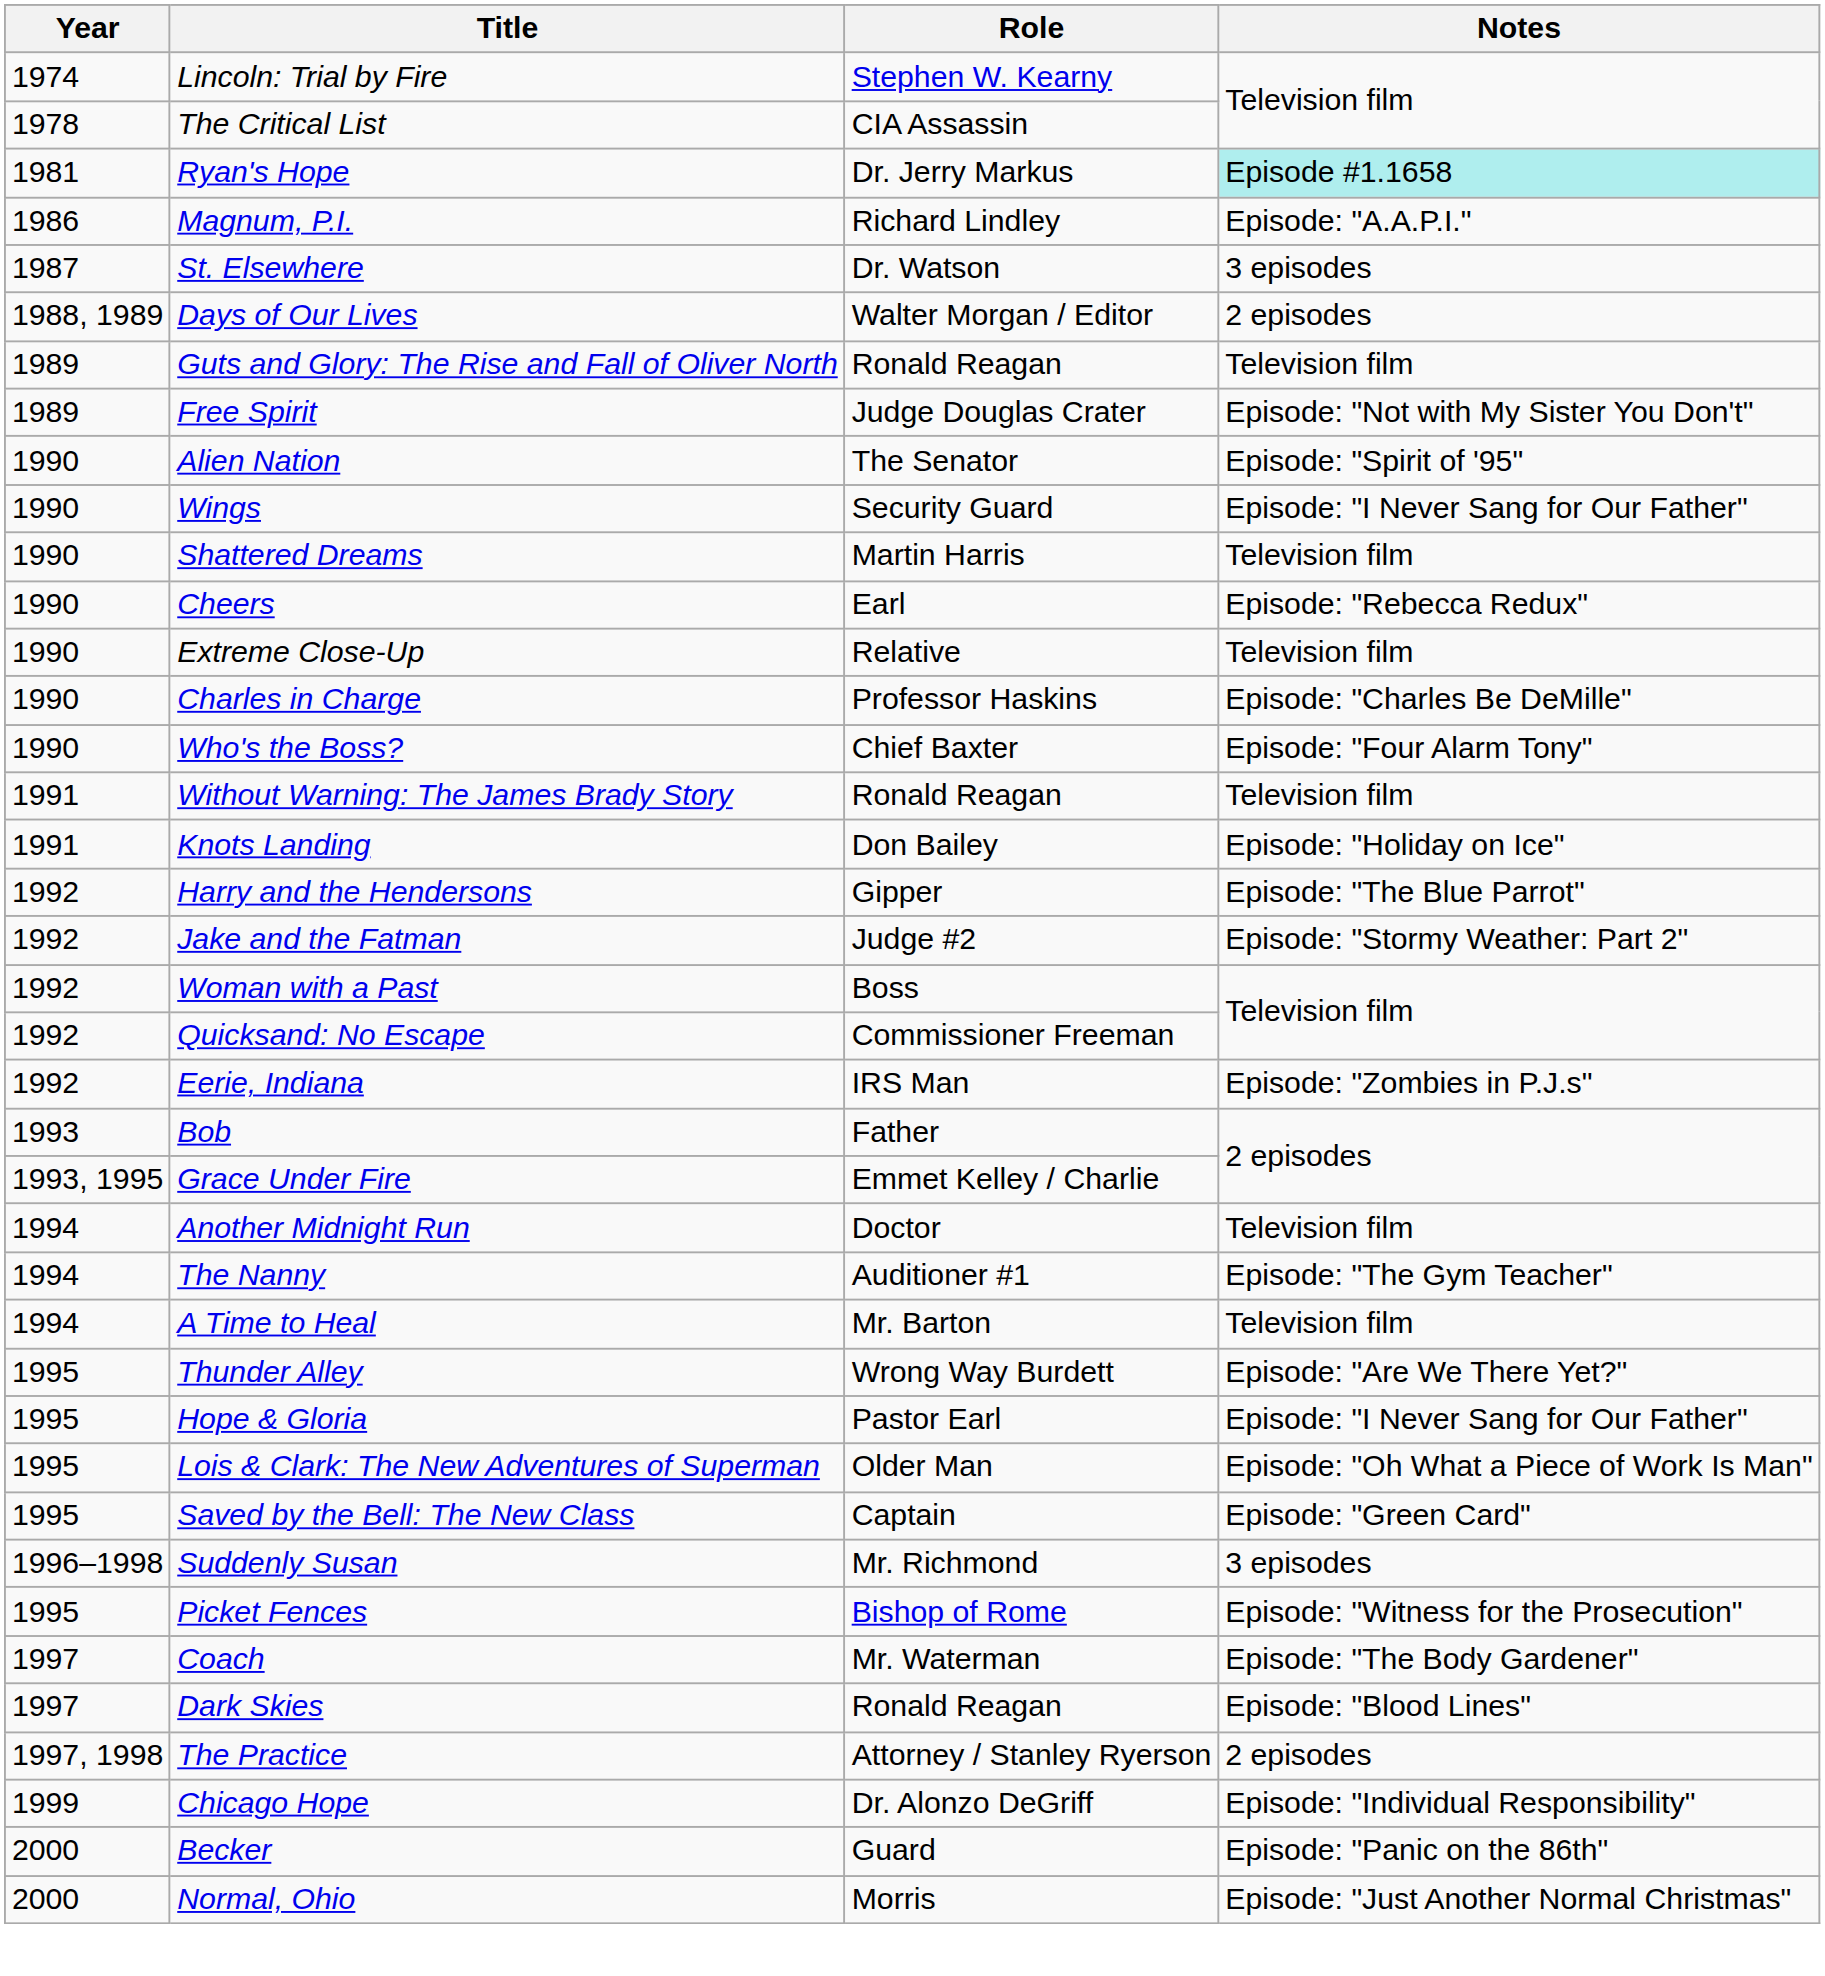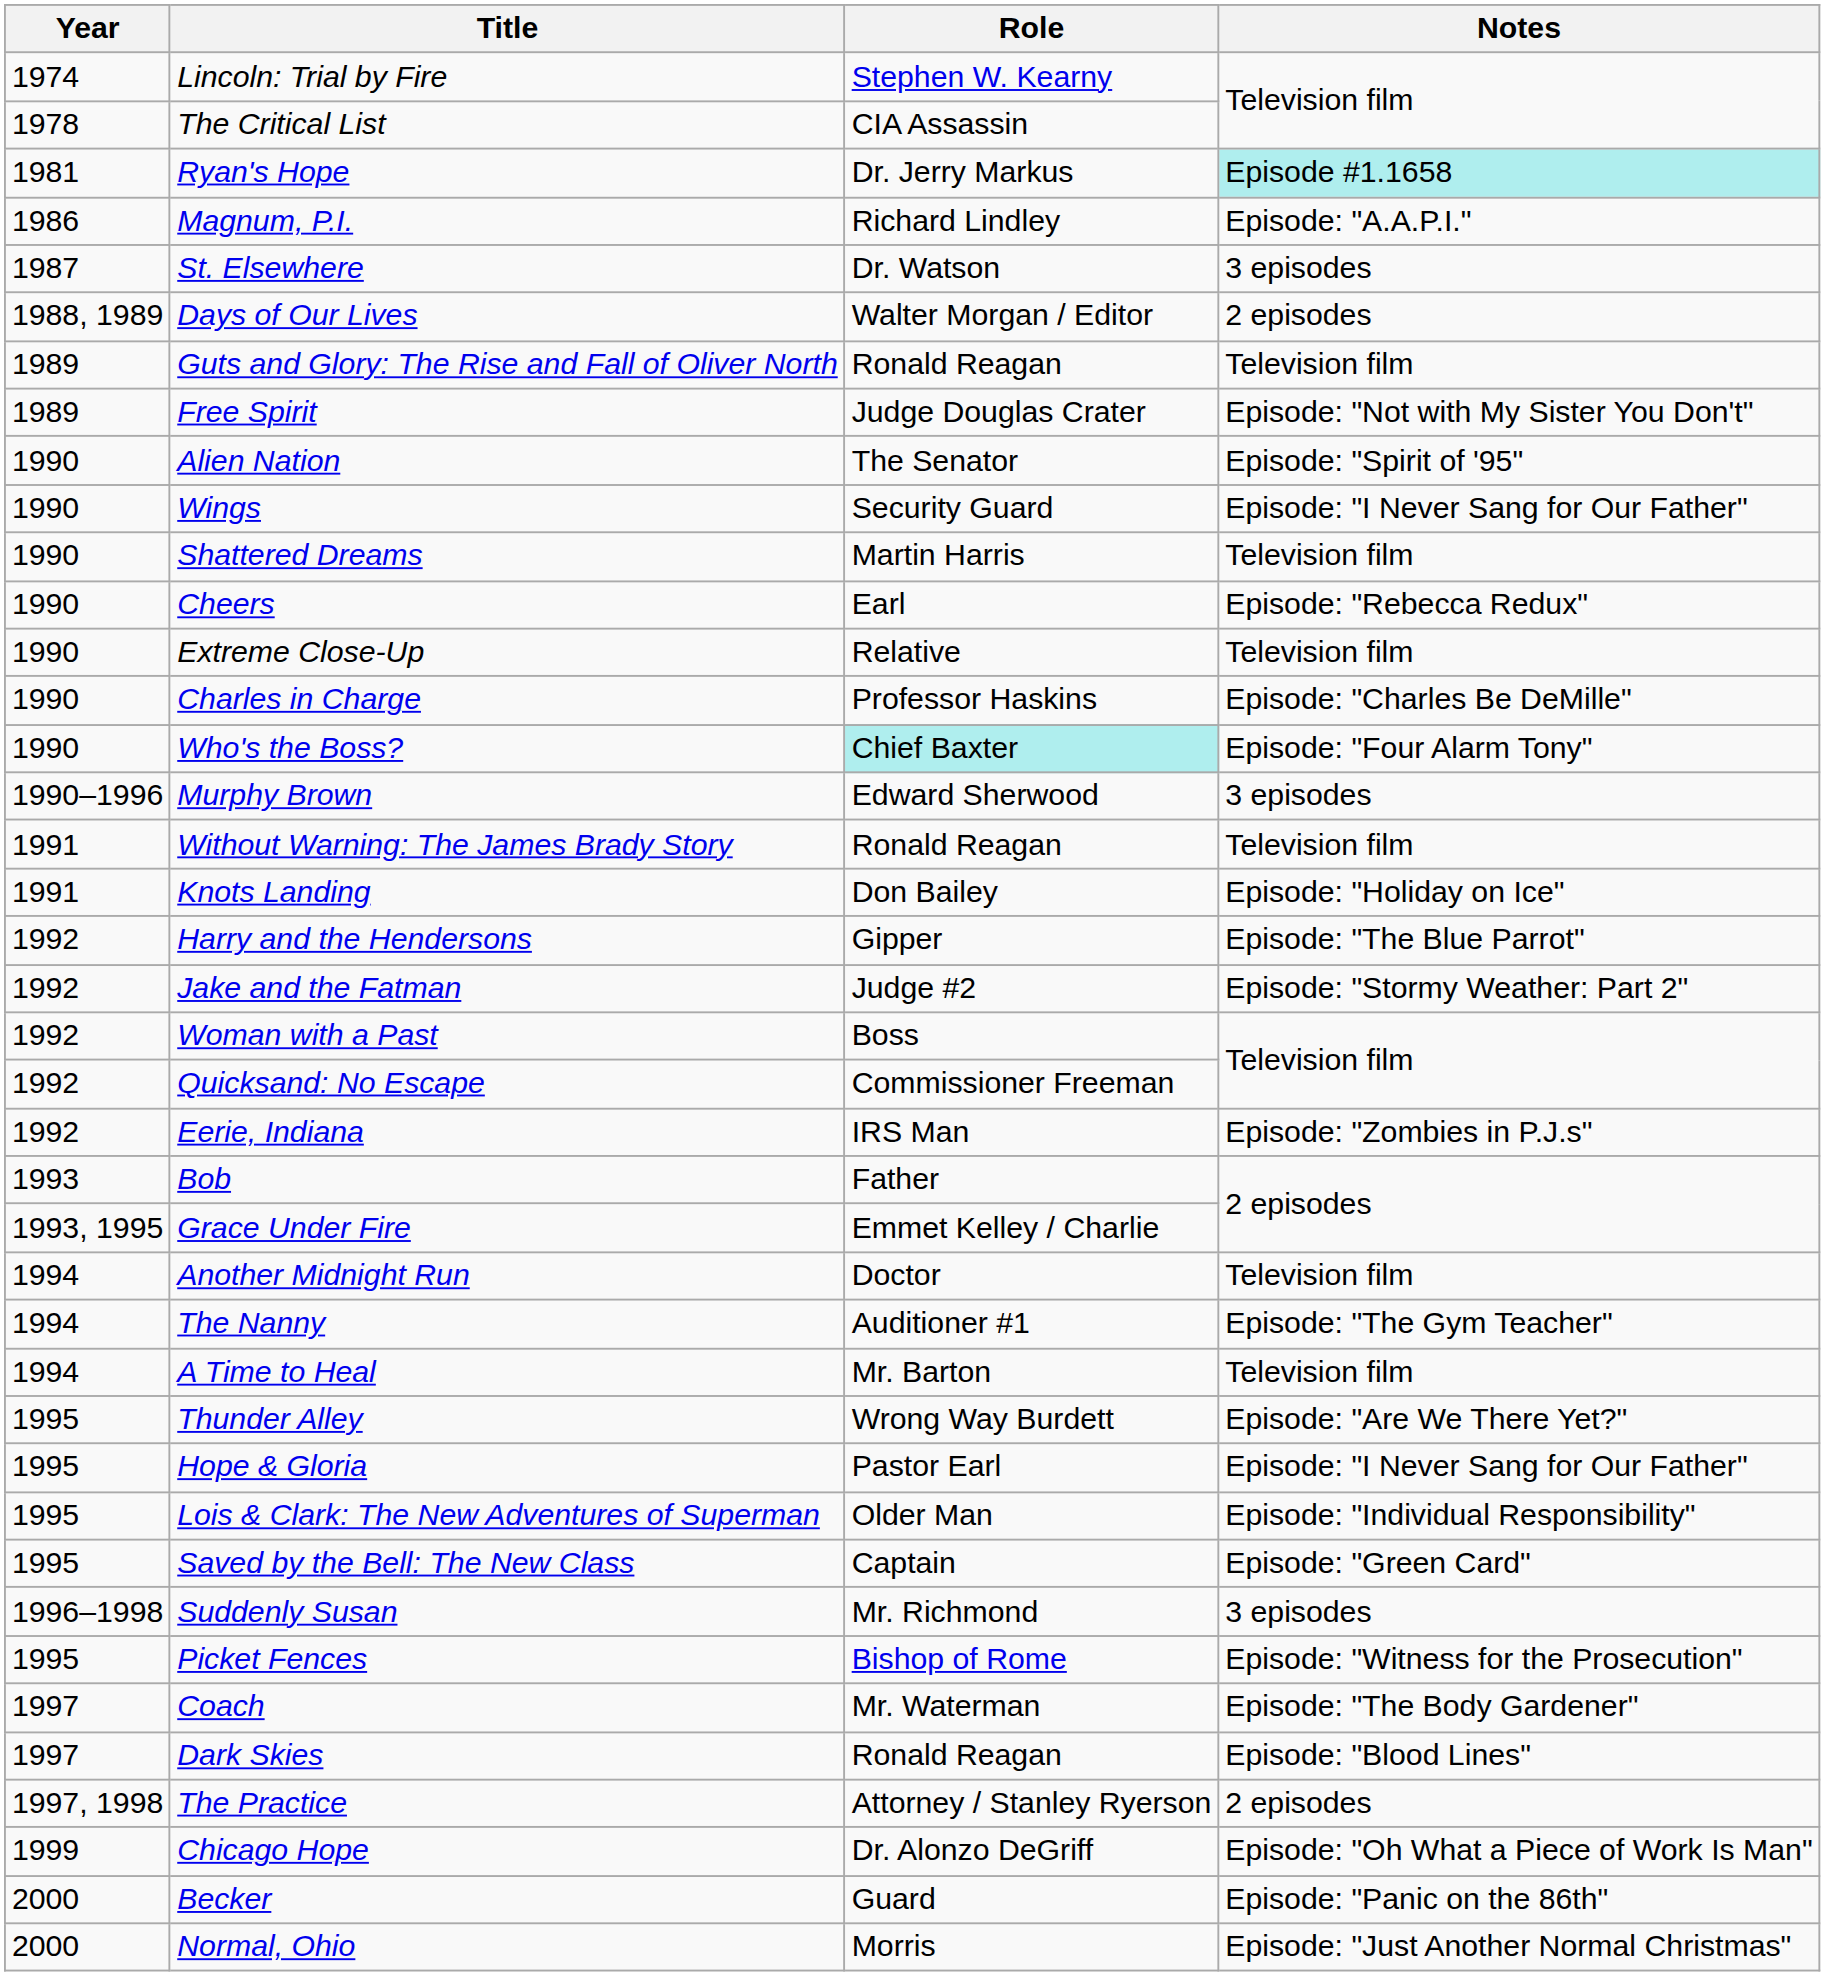(935, 747) no background -> (935, 747) paleturquoise background
+ row: (275, 795)
(1519, 1467) Episode: "Oh What a Piece of Work Is Man" -> (1460, 1515) Episode: "Individual Responsibility"
(1460, 1802) Episode: "Individual Responsibility" -> (1519, 1850) Episode: "Oh What a Piece of Work Is Man"
